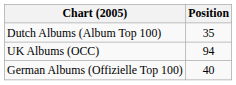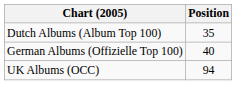rows swapped: (95, 70) <-> (53, 51)
